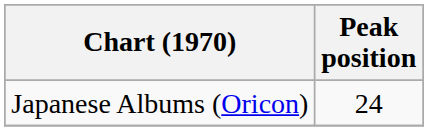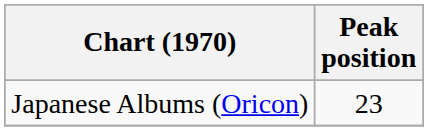(369, 102) 24 -> (369, 102) 23
